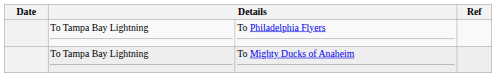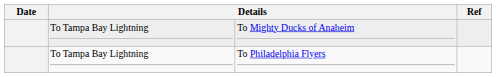rows swapped: (346, 31) <-> (346, 57)
